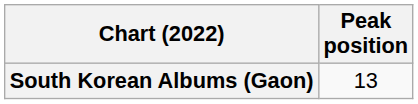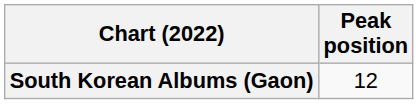(366, 80) 13 -> (366, 80) 12
